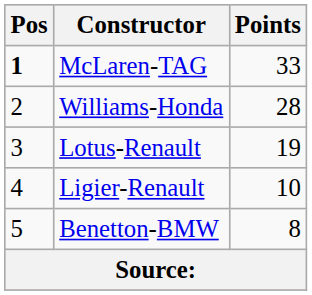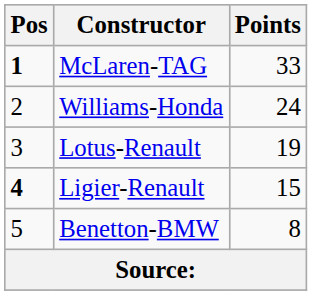(288, 106) 28 -> (288, 106) 24
(17, 188) normal -> (17, 188) bold
(288, 188) 10 -> (288, 188) 15
